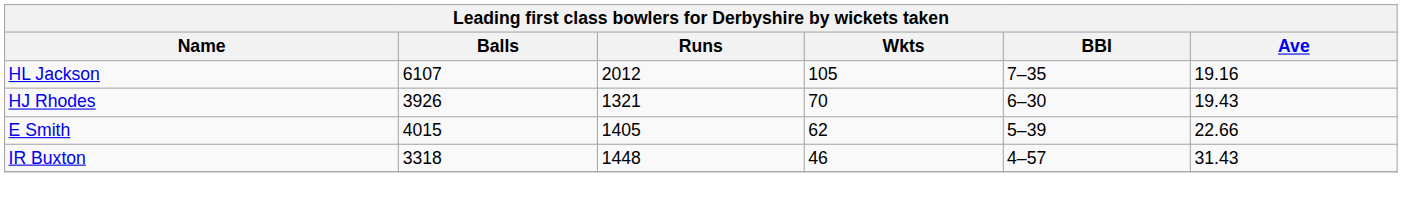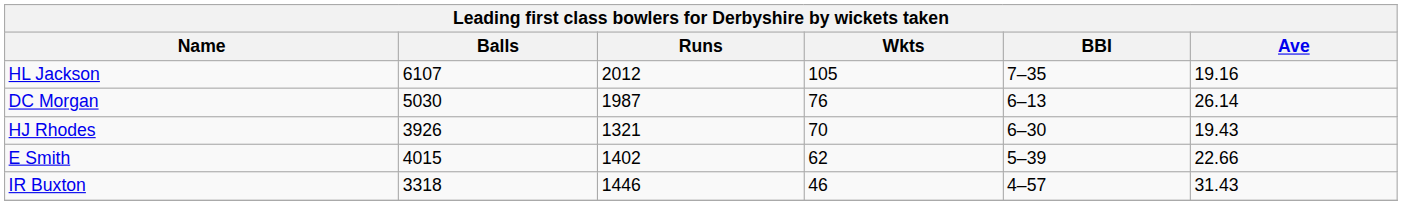+ row: (54, 102)
(621, 130) 1405 -> (621, 158) 1402
(621, 158) 1448 -> (621, 185) 1446
